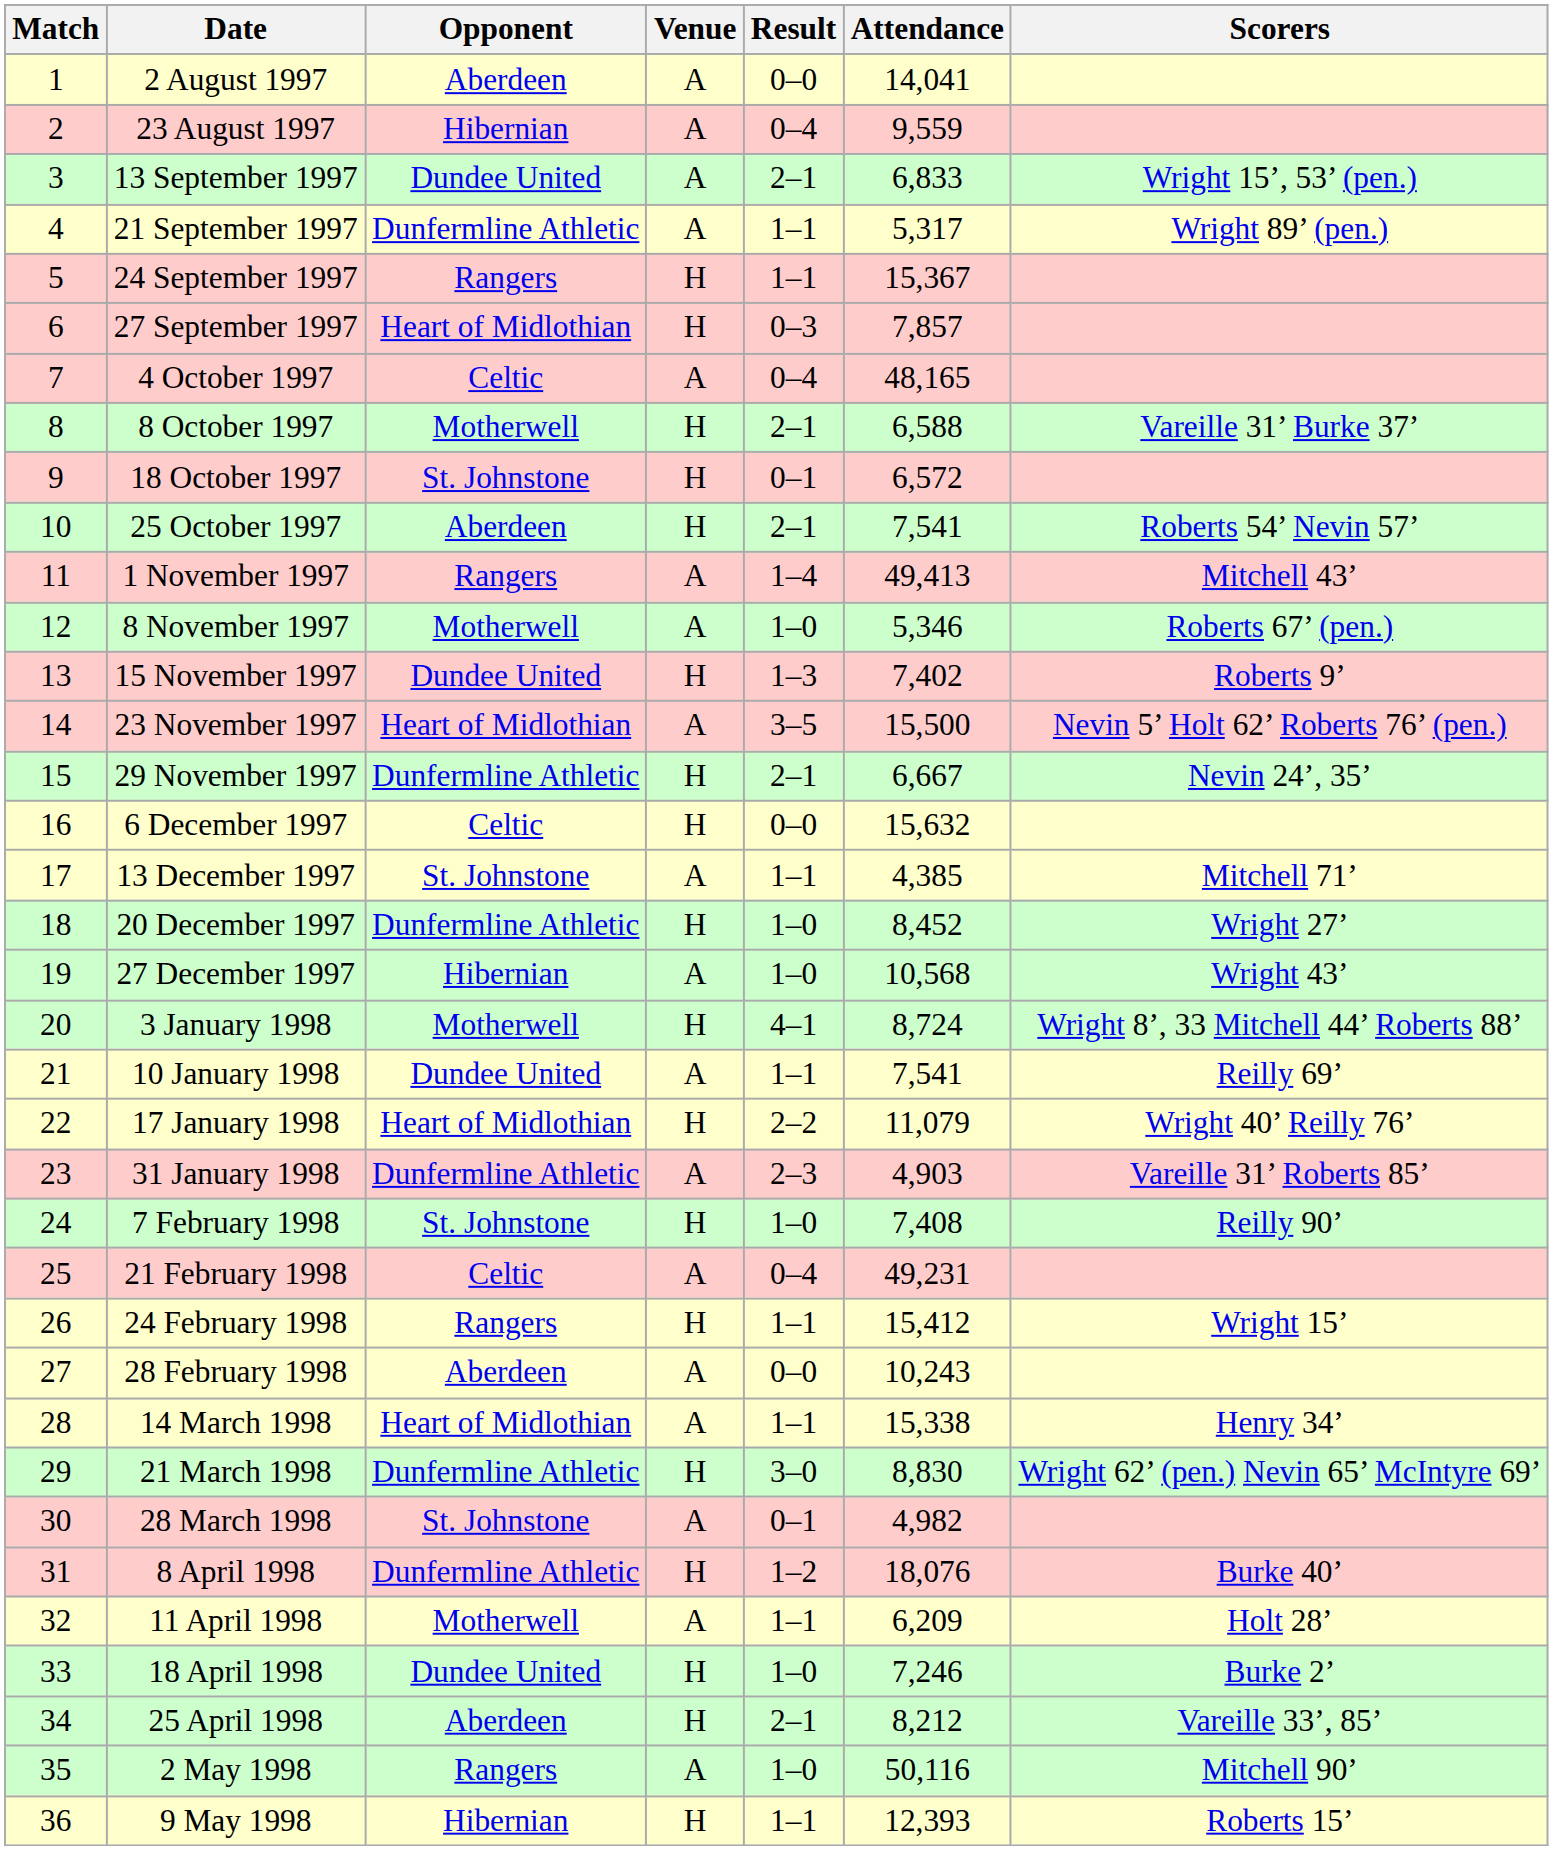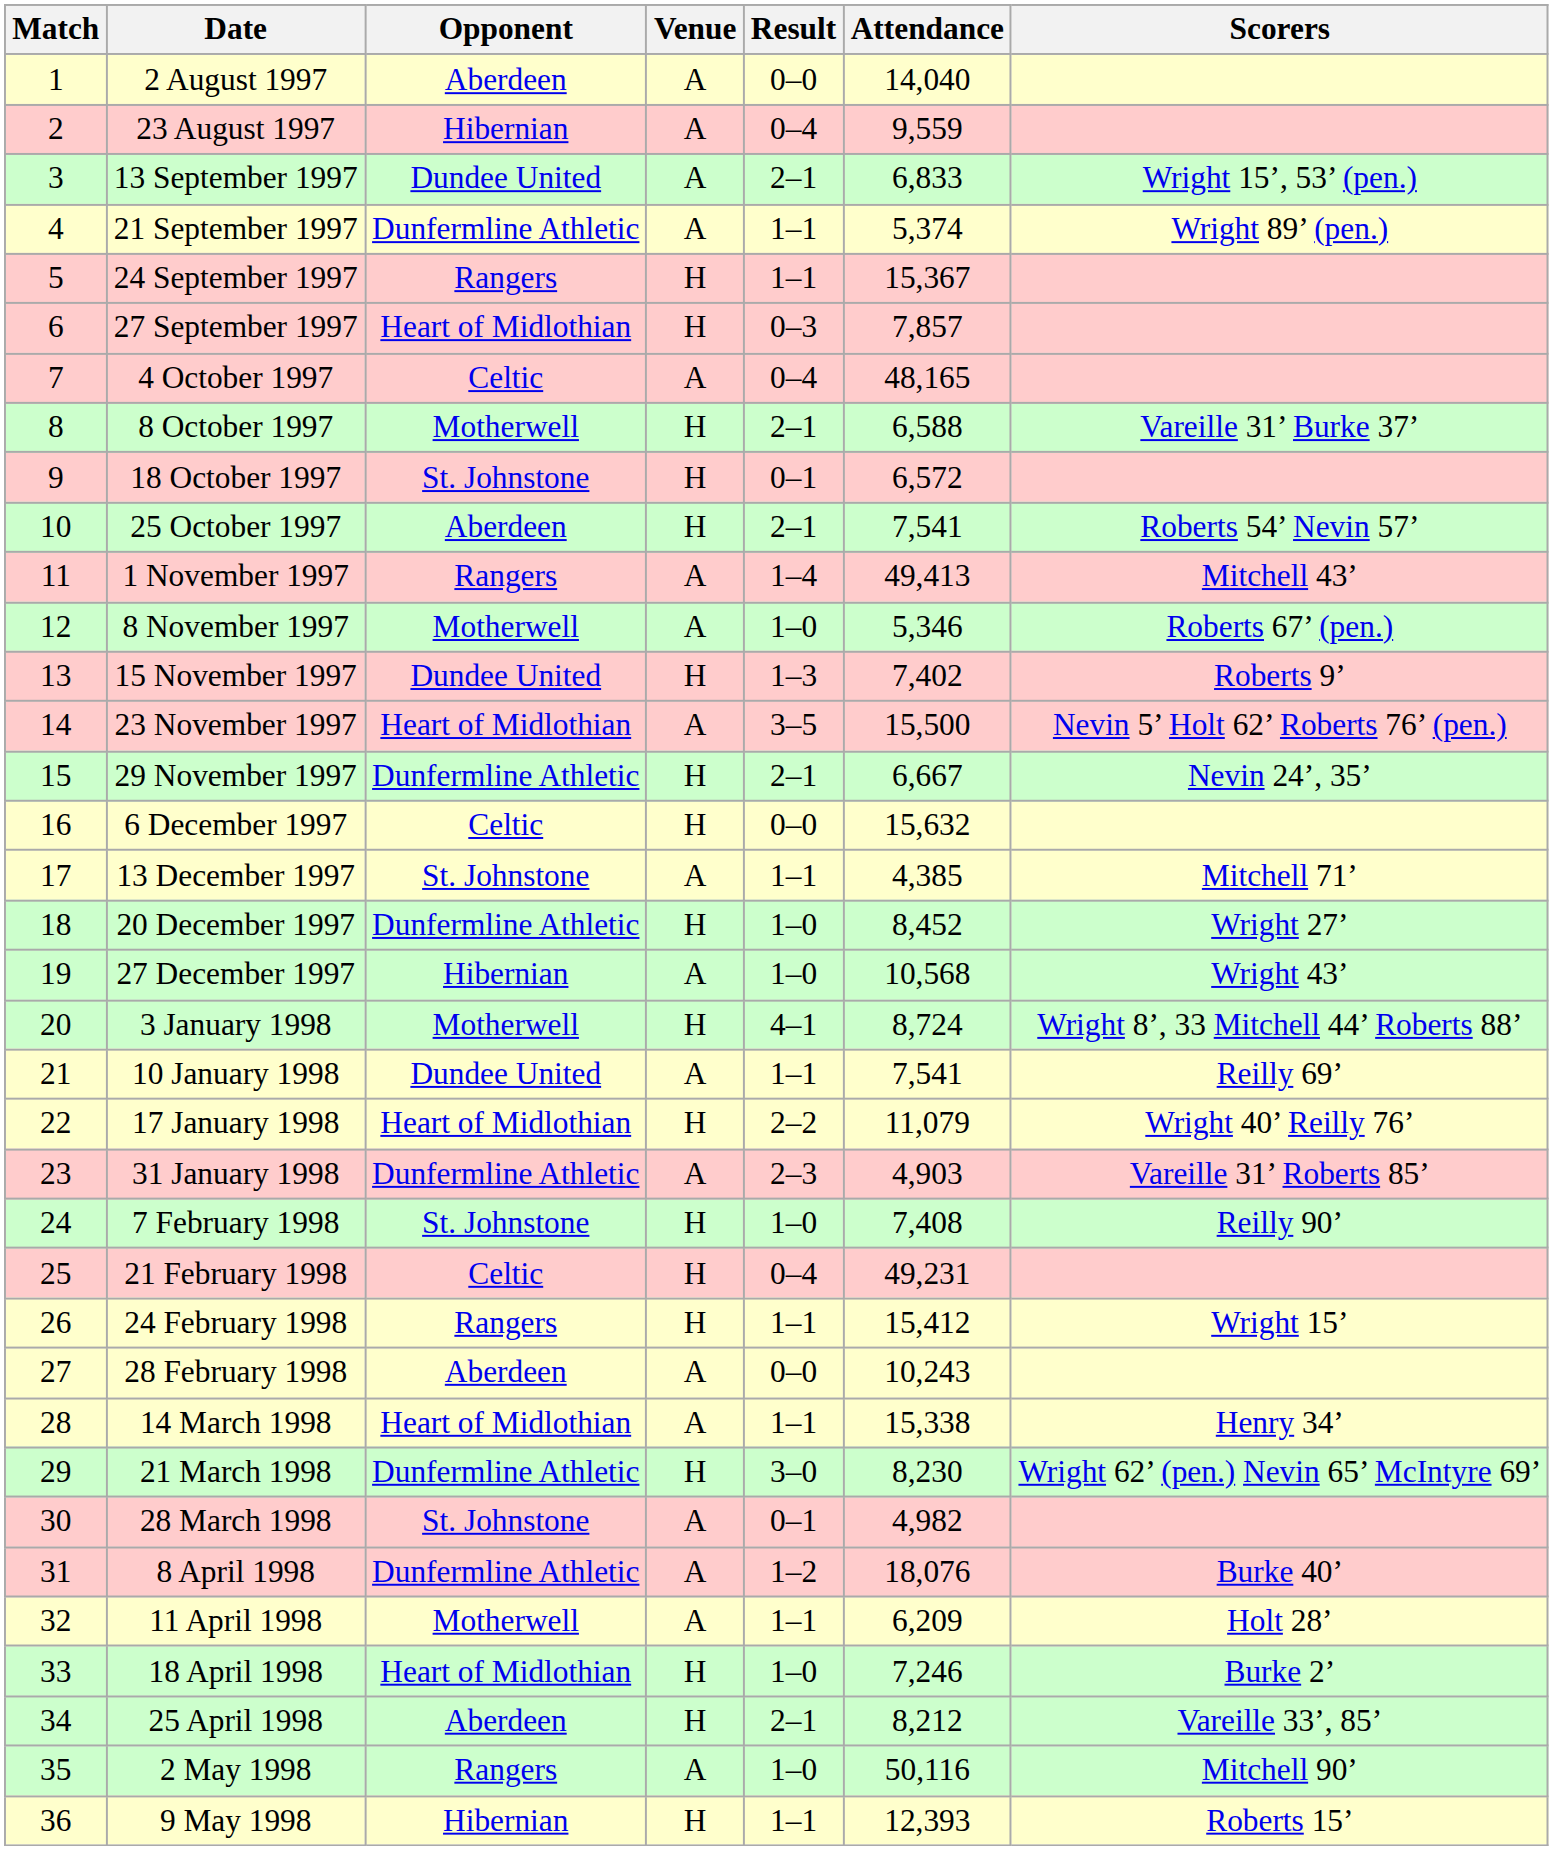(927, 79) 14,041 -> (927, 79) 14,040
(927, 228) 5,317 -> (927, 228) 5,374
(695, 1272) A -> (695, 1272) H
(927, 1471) 8,830 -> (927, 1471) 8,230
(695, 1571) H -> (695, 1571) A
(506, 1670) Dundee United -> (506, 1670) Heart of Midlothian
